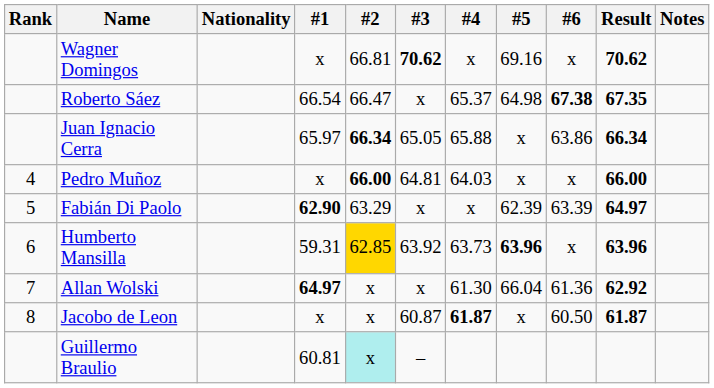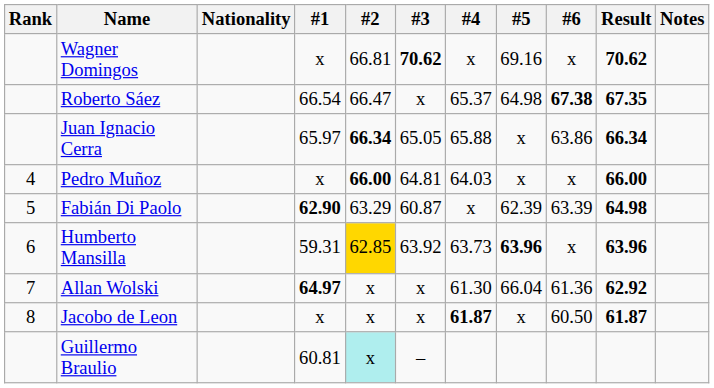(421, 208) x -> (421, 208) 60.87
(626, 208) 64.97 -> (626, 208) 64.98
(421, 317) 60.87 -> (421, 317) x
